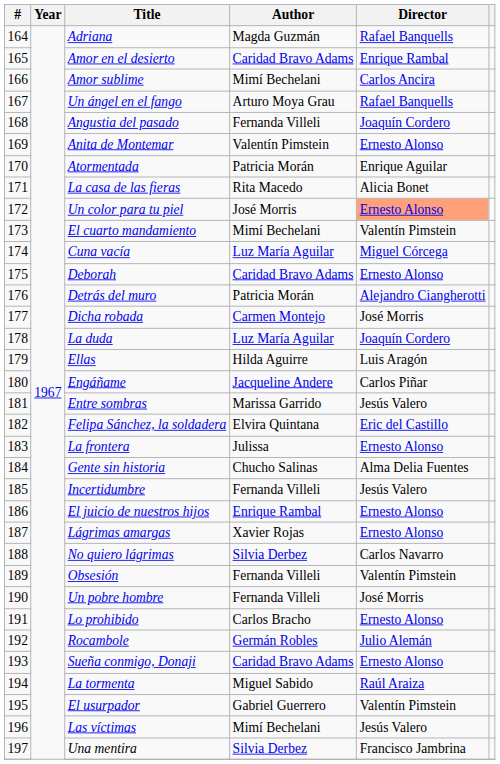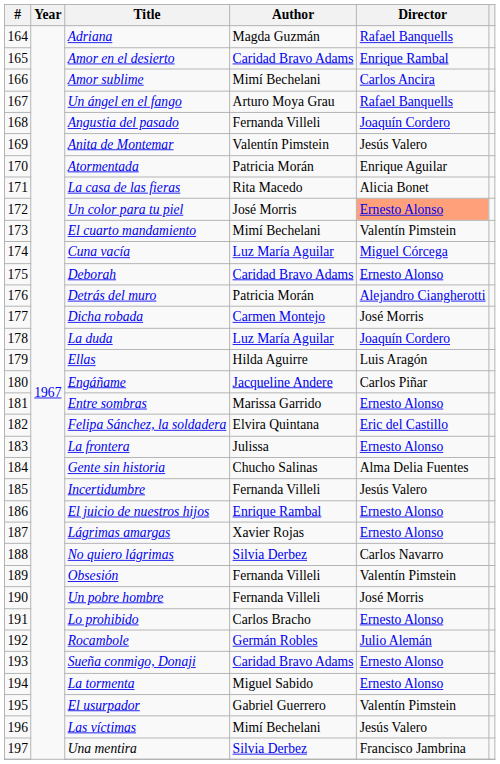(401, 144) Ernesto Alonso -> (393, 144) Jesús Valero
(393, 403) Jesús Valero -> (401, 403) Ernesto Alonso
(392, 683) Raúl Araiza -> (401, 683) Ernesto Alonso
